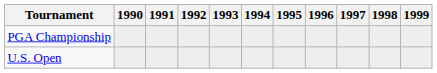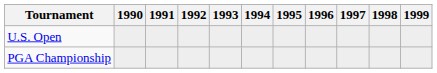rows swapped: (35, 57) <-> (59, 36)
